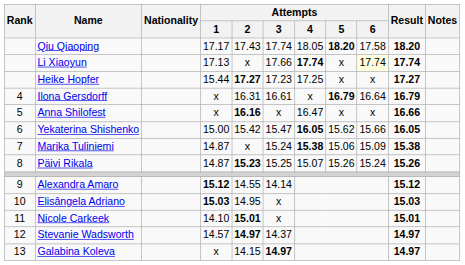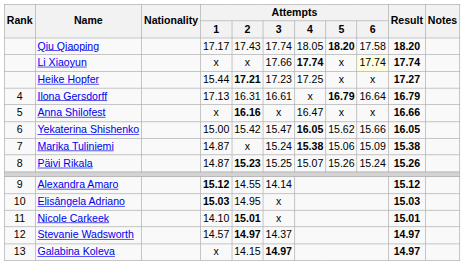(216, 63) 17.13 -> (216, 63) x
(247, 79) 17.27 -> (247, 79) 17.21
(216, 96) x -> (216, 96) 17.13
